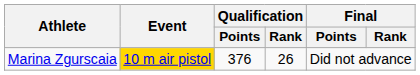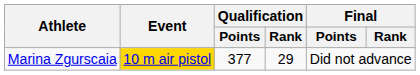(240, 59) 376 -> (240, 59) 377
(286, 59) 26 -> (286, 59) 29
